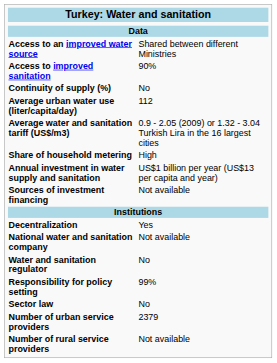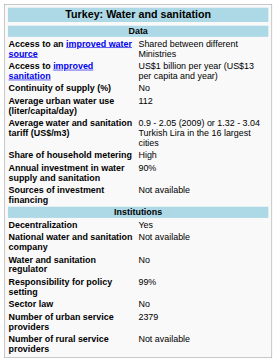(147, 66) 90% -> (196, 71) US$1 billion per year (US$13 per capita and year)
(196, 173) US$1 billion per year (US$13 per capita and year) -> (147, 168) 90%
